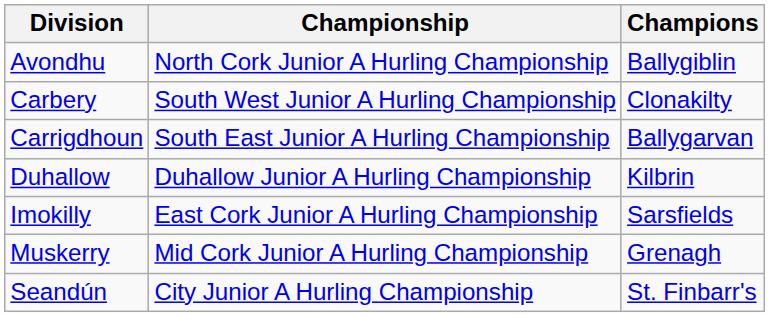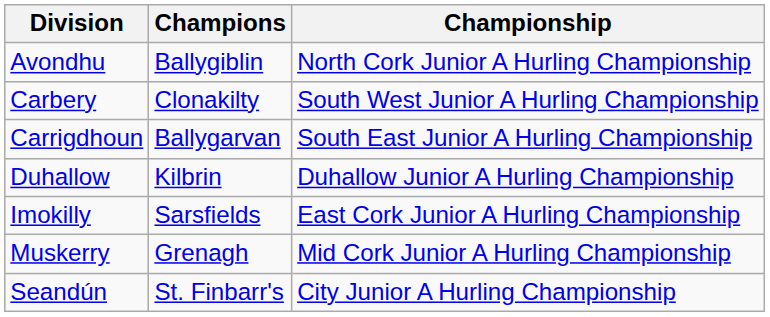columns swapped: (385, 23) <-> (693, 23)
